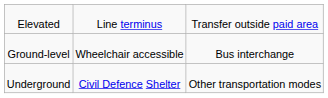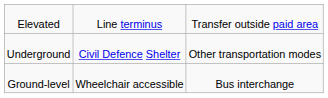rows swapped: (39, 54) <-> (39, 84)
